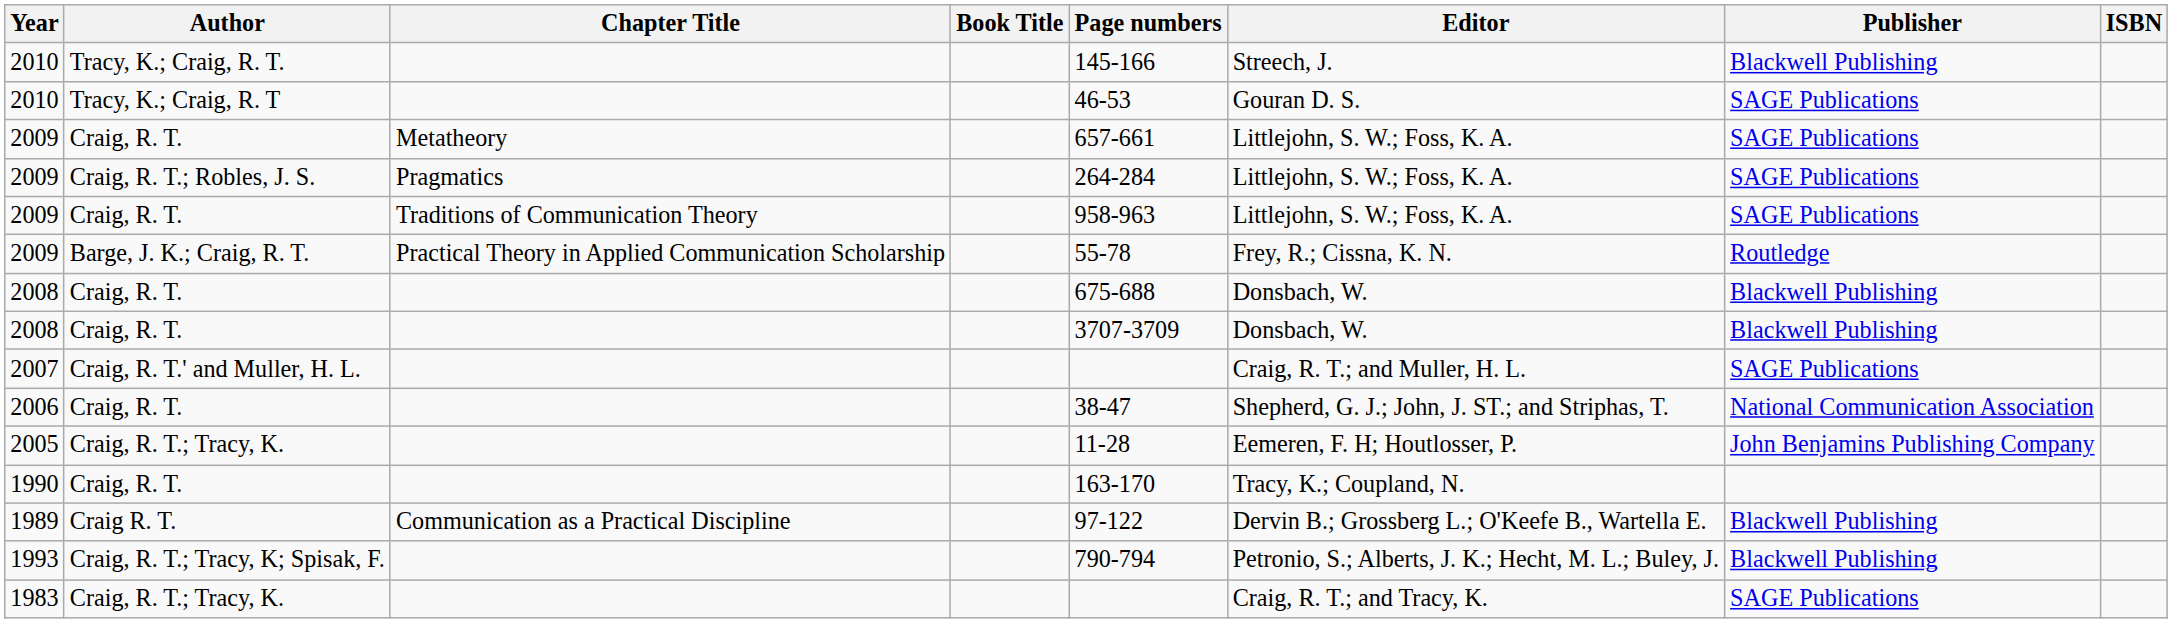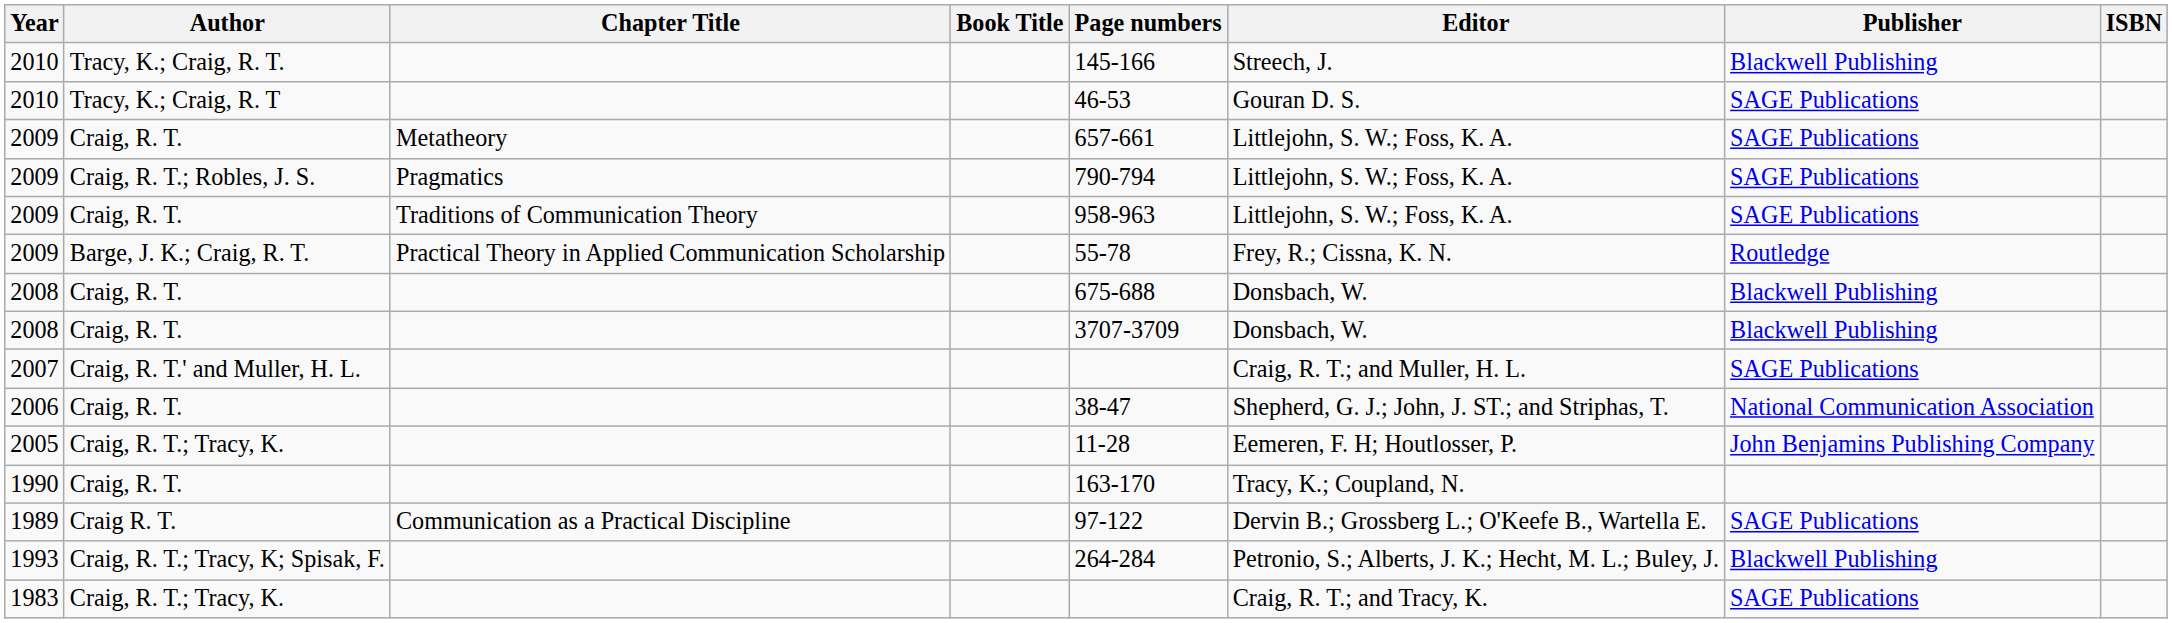(1115, 176) 264-284 -> (1115, 176) 790-794
(1834, 521) Blackwell Publishing -> (1824, 521) SAGE Publications
(1115, 560) 790-794 -> (1115, 560) 264-284
